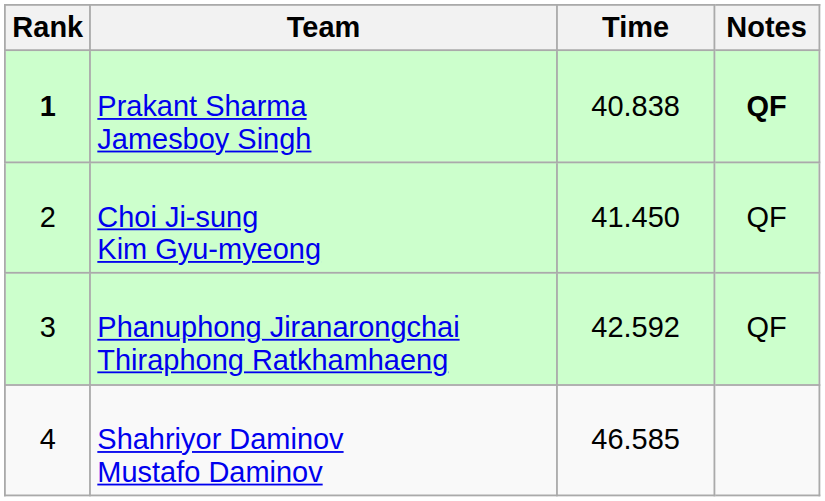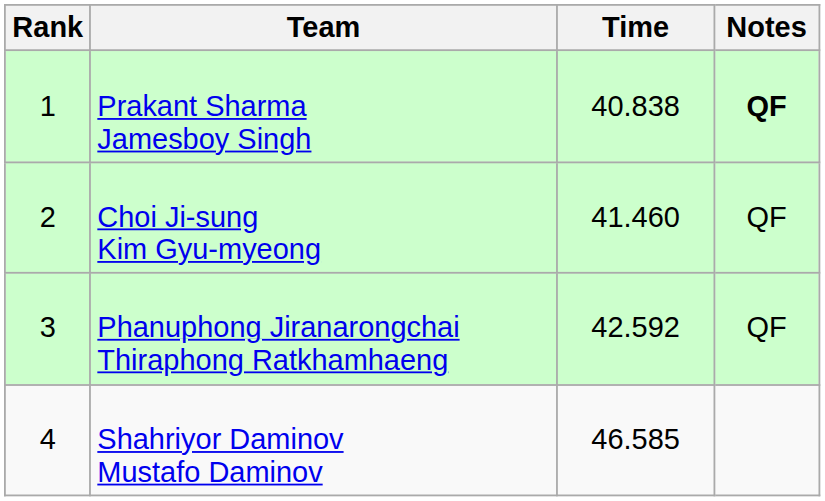(48, 105) bold -> (48, 105) normal
(636, 217) 41.450 -> (636, 217) 41.460
